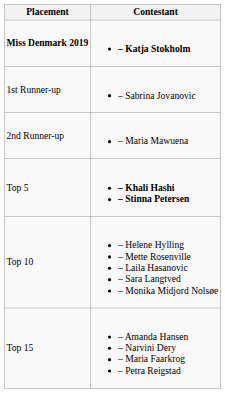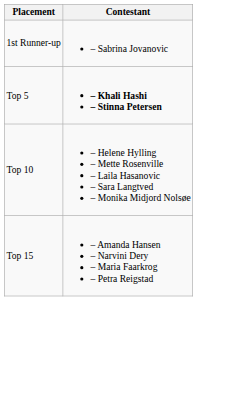- row: (47, 43)
- row: (35, 136)
